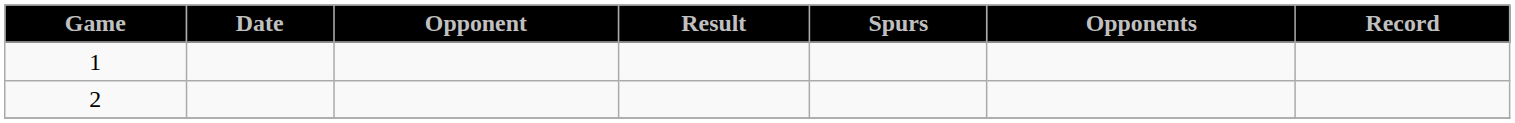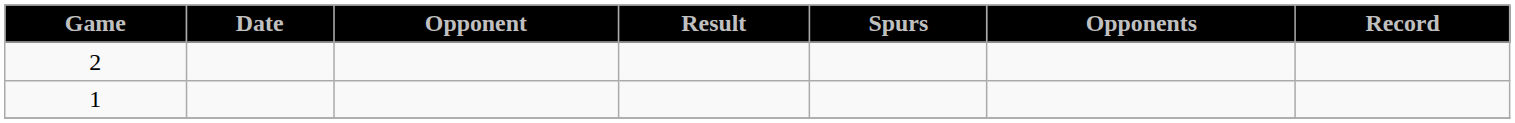rows swapped: (95, 61) <-> (95, 99)
